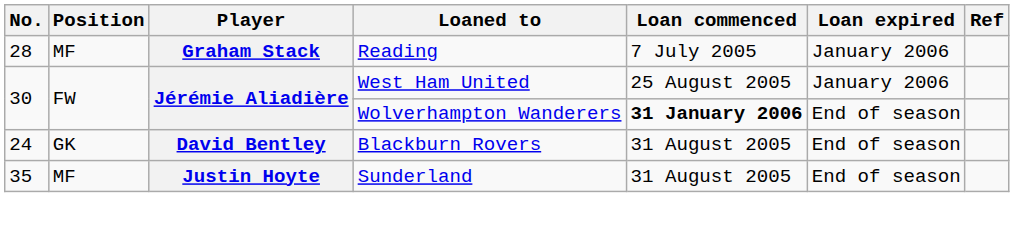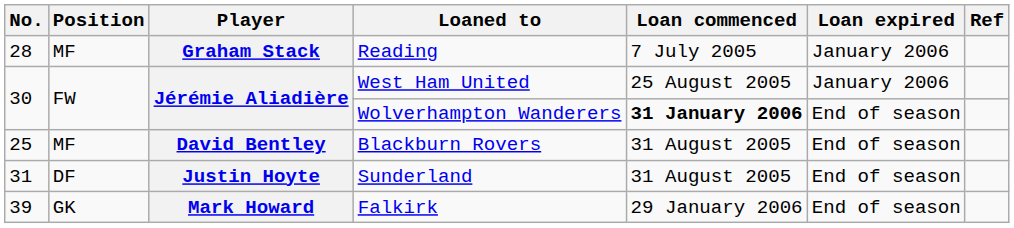(21, 145) 24 -> (21, 145) 25
(64, 145) GK -> (64, 145) MF
(21, 176) 35 -> (21, 176) 31
(64, 176) MF -> (64, 176) DF
+ row: (398, 207)
